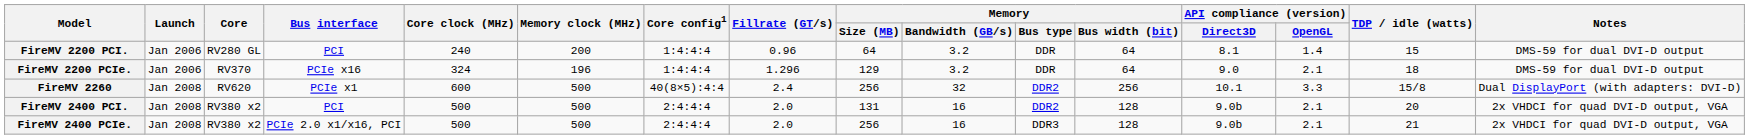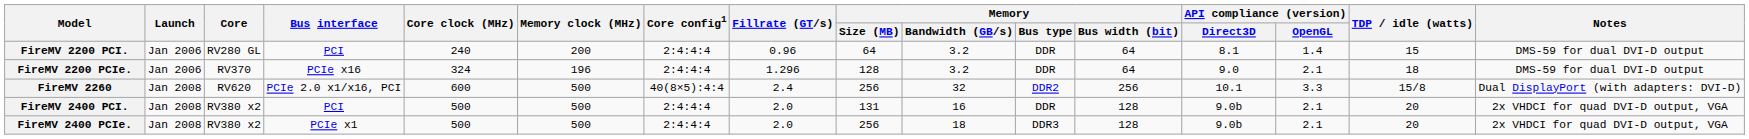(687, 51) 1:4:4:4 -> (687, 51) 2:4:4:4
(687, 70) 1:4:4:4 -> (687, 70) 2:4:4:4
(869, 70) 129 -> (869, 70) 128
(334, 88) PCIe x1 -> (334, 88) PCIe 2.0 x1/x16, PCI
(1045, 107) DDR2 -> (1045, 107) DDR
(334, 125) PCIe 2.0 x1/x16, PCI -> (334, 125) PCIe x1
(959, 125) 16 -> (959, 125) 18
(1412, 125) 21 -> (1412, 125) 20
